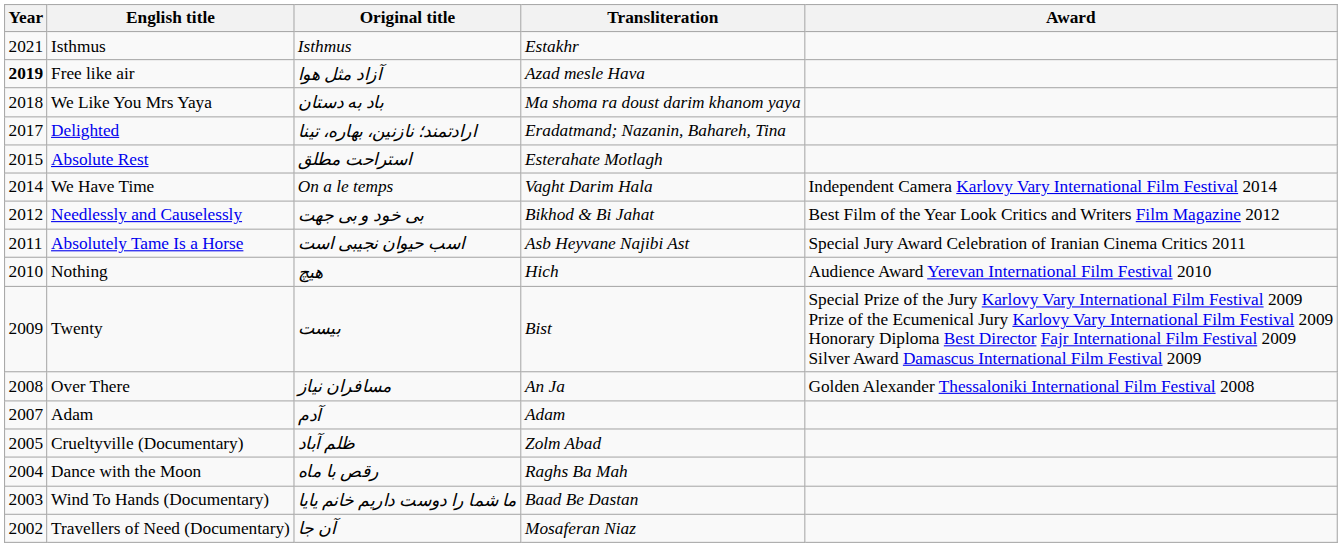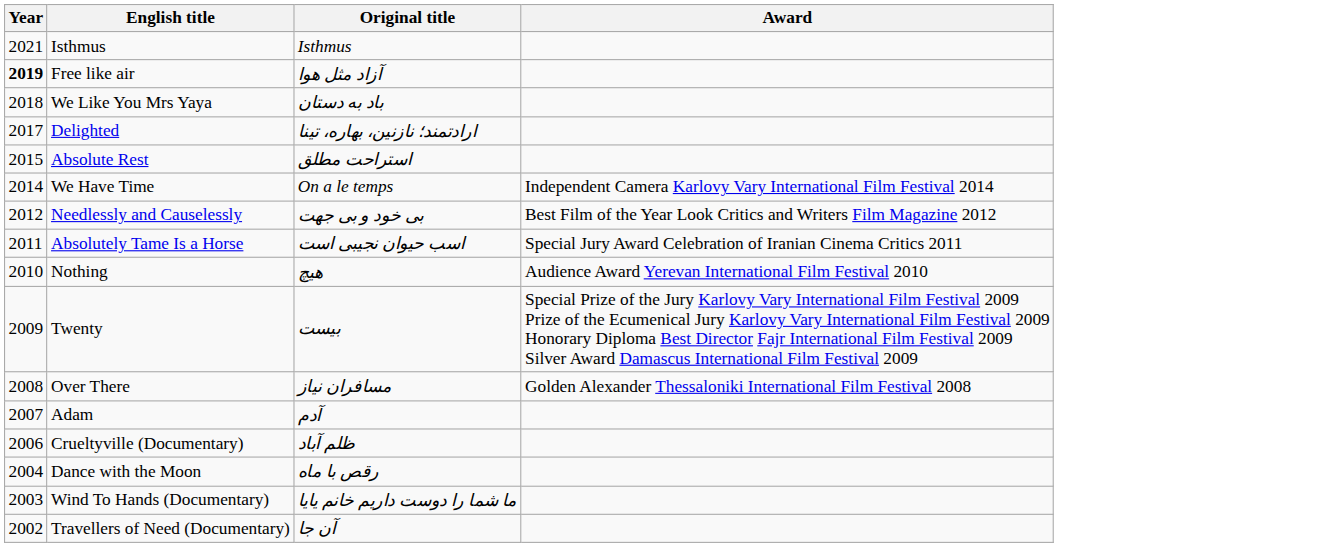- column: (663, 18)
(26, 443) 2005 -> (26, 443) 2006
